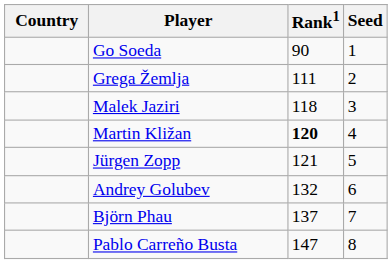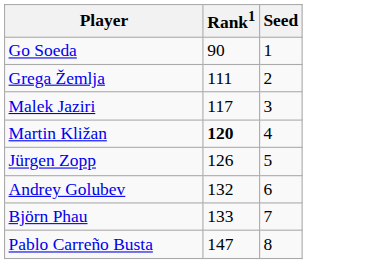- column: (47, 20)
(304, 106) 118 -> (220, 106) 117
(305, 161) 121 -> (220, 161) 126
(305, 216) 137 -> (220, 216) 133
